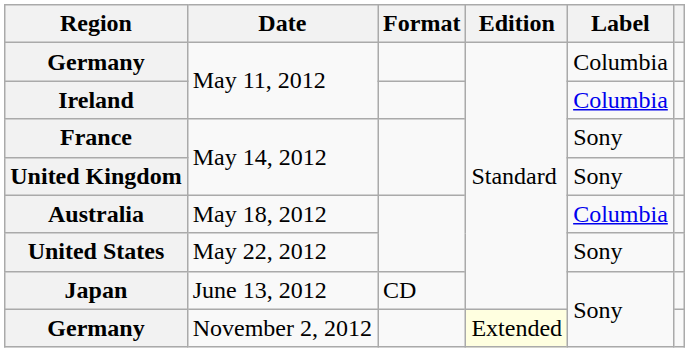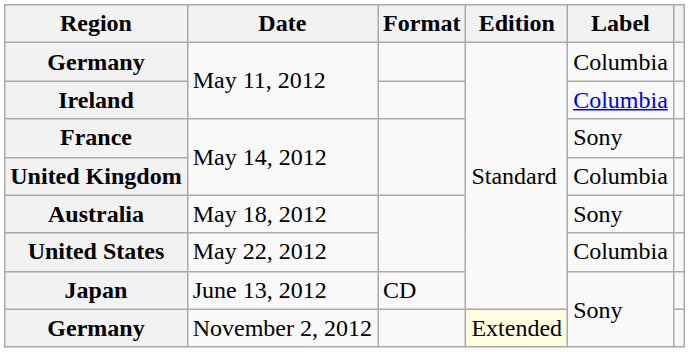(598, 175) Sony -> (620, 175) Columbia
(620, 213) Columbia -> (598, 213) Sony
(598, 251) Sony -> (620, 251) Columbia
